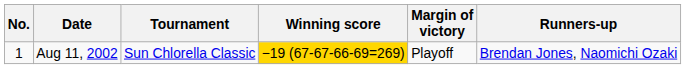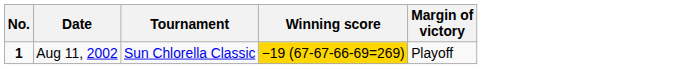- column: (578, 23)
(19, 53) normal -> (19, 53) bold
